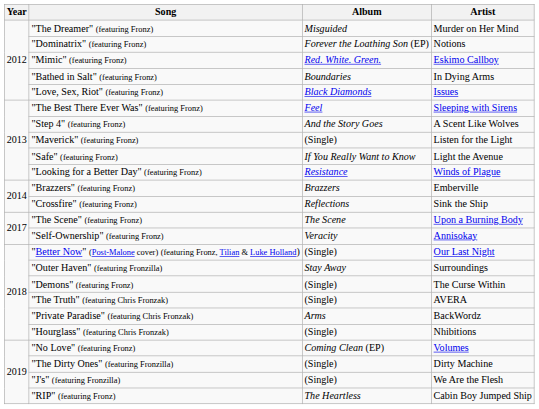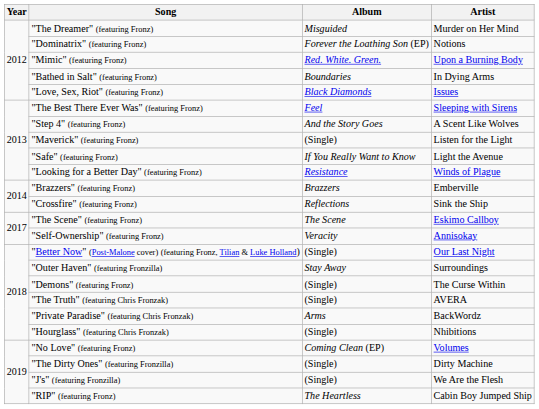(466, 60) Eskimo Callboy -> (478, 60) Upon a Burning Body
(478, 220) Upon a Burning Body -> (466, 220) Eskimo Callboy
